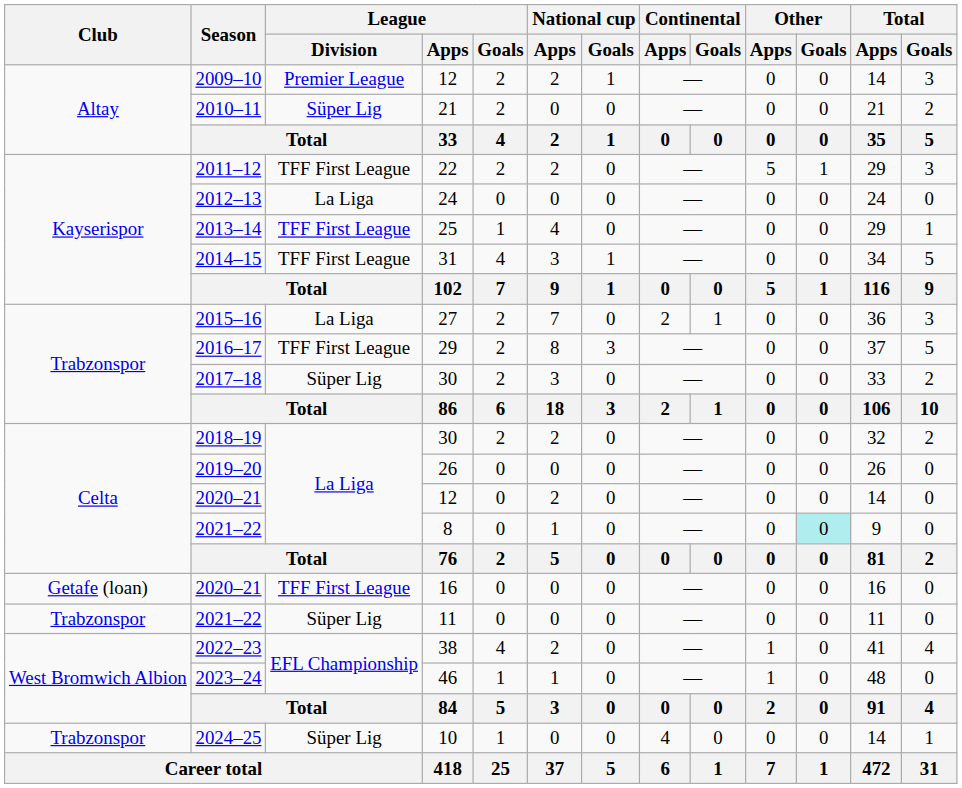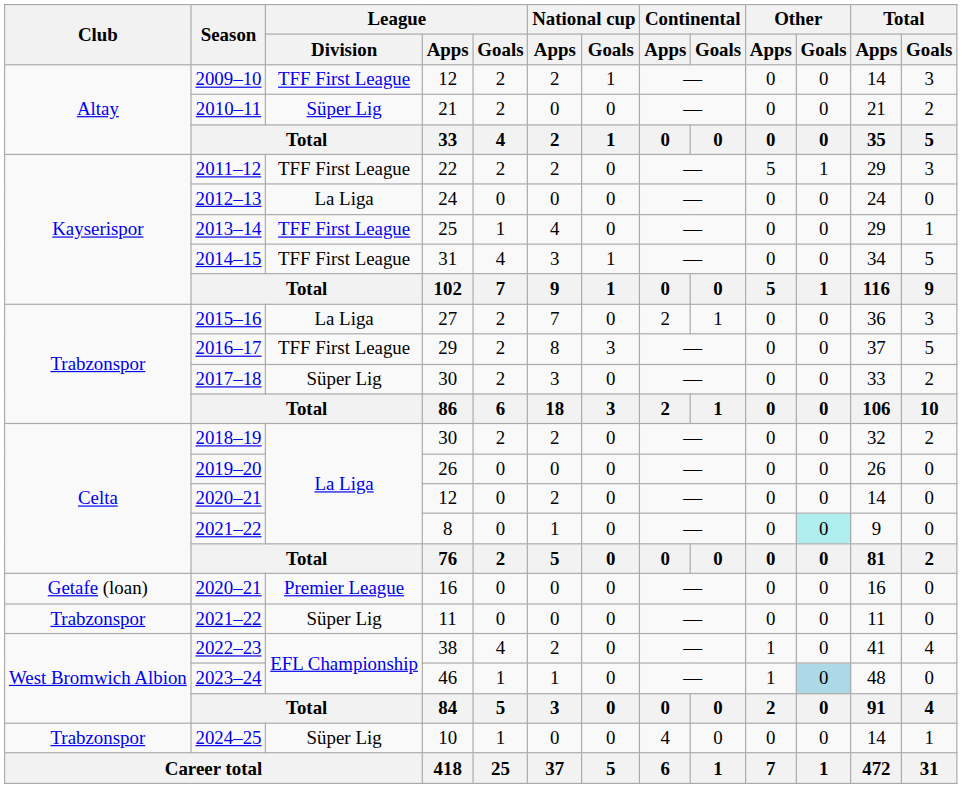(344, 79) Premier League -> (344, 79) TFF First League
(344, 588) TFF First League -> (344, 588) Premier League
(824, 678) no background -> (824, 678) lightblue background
